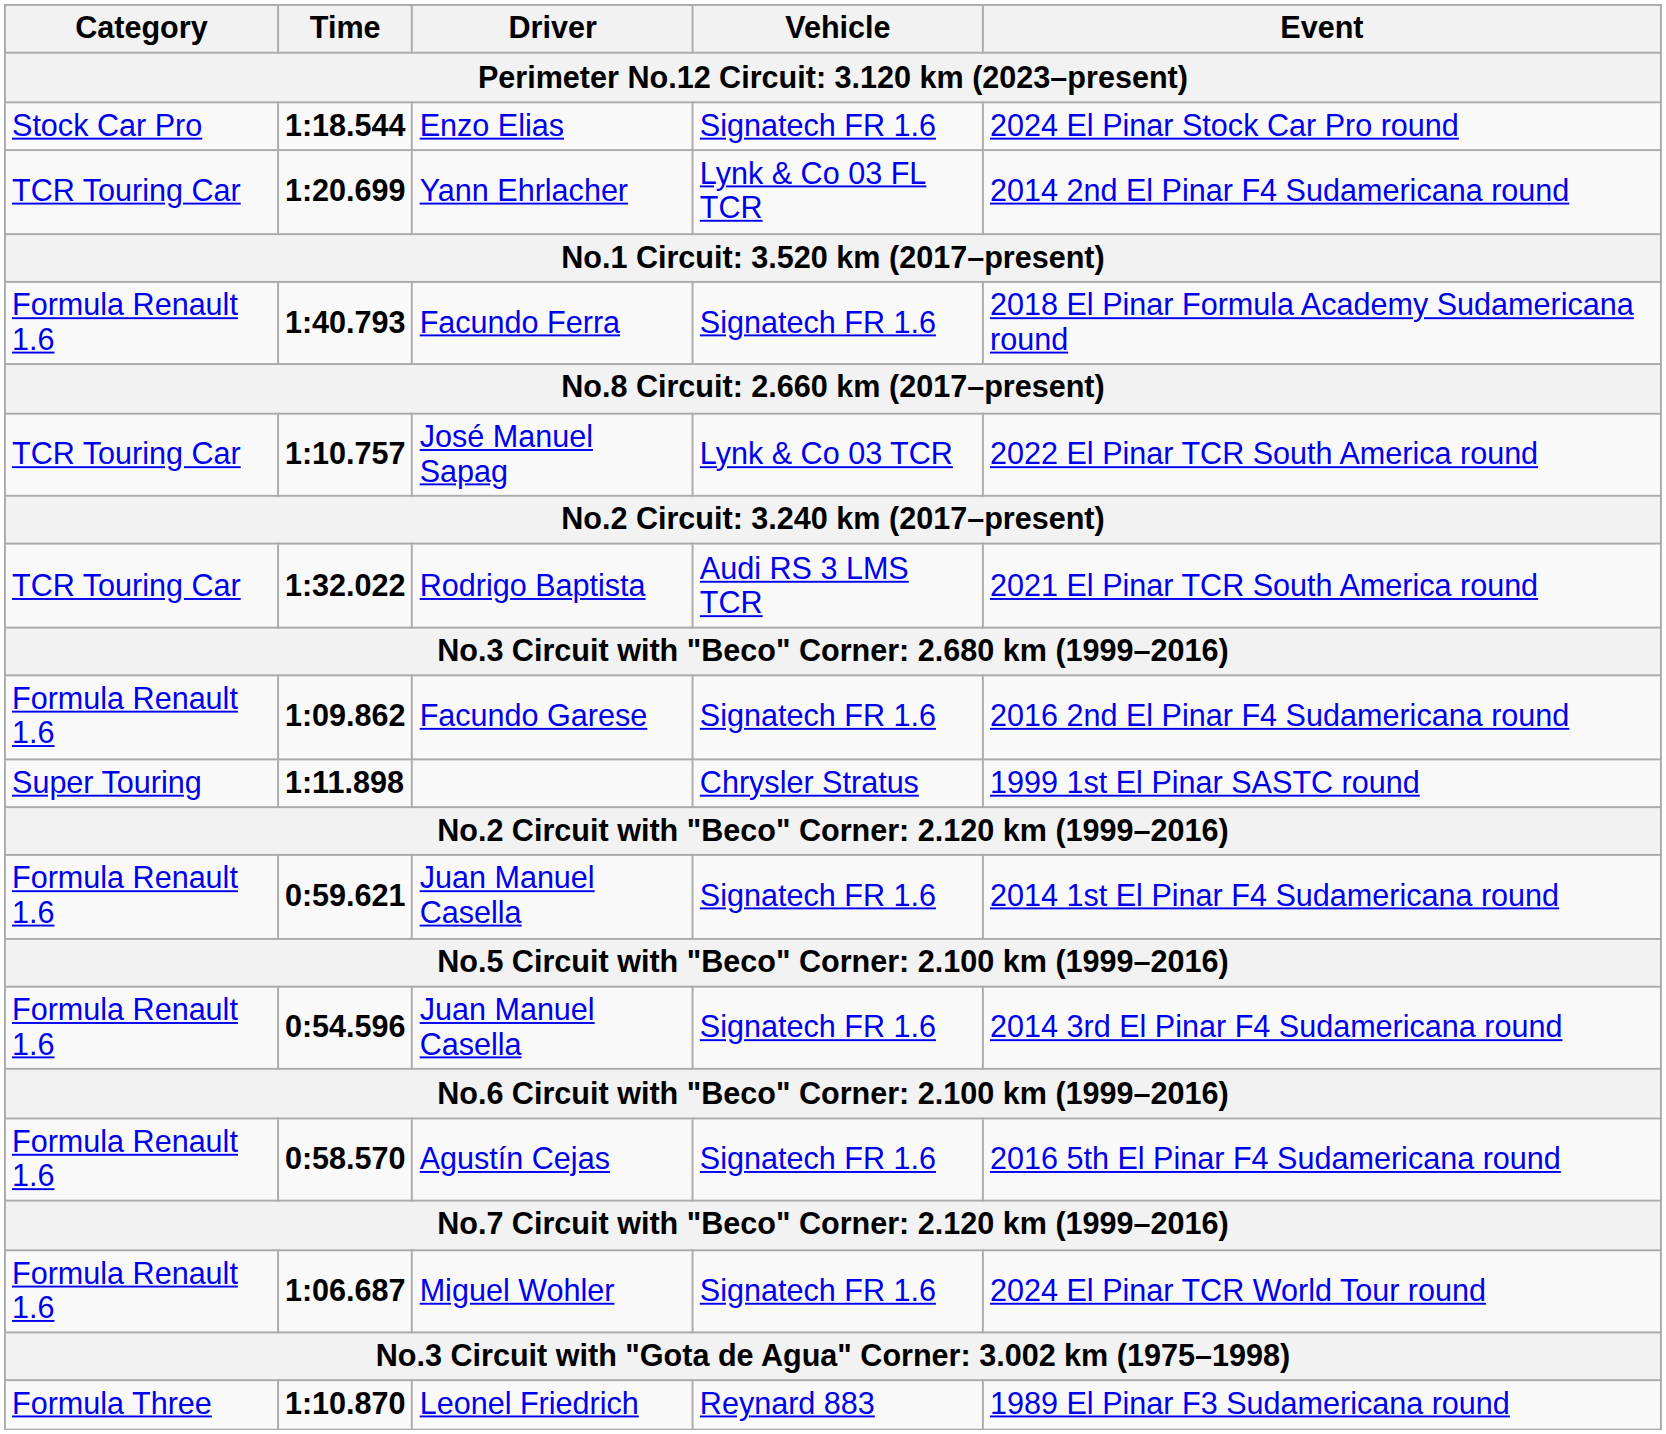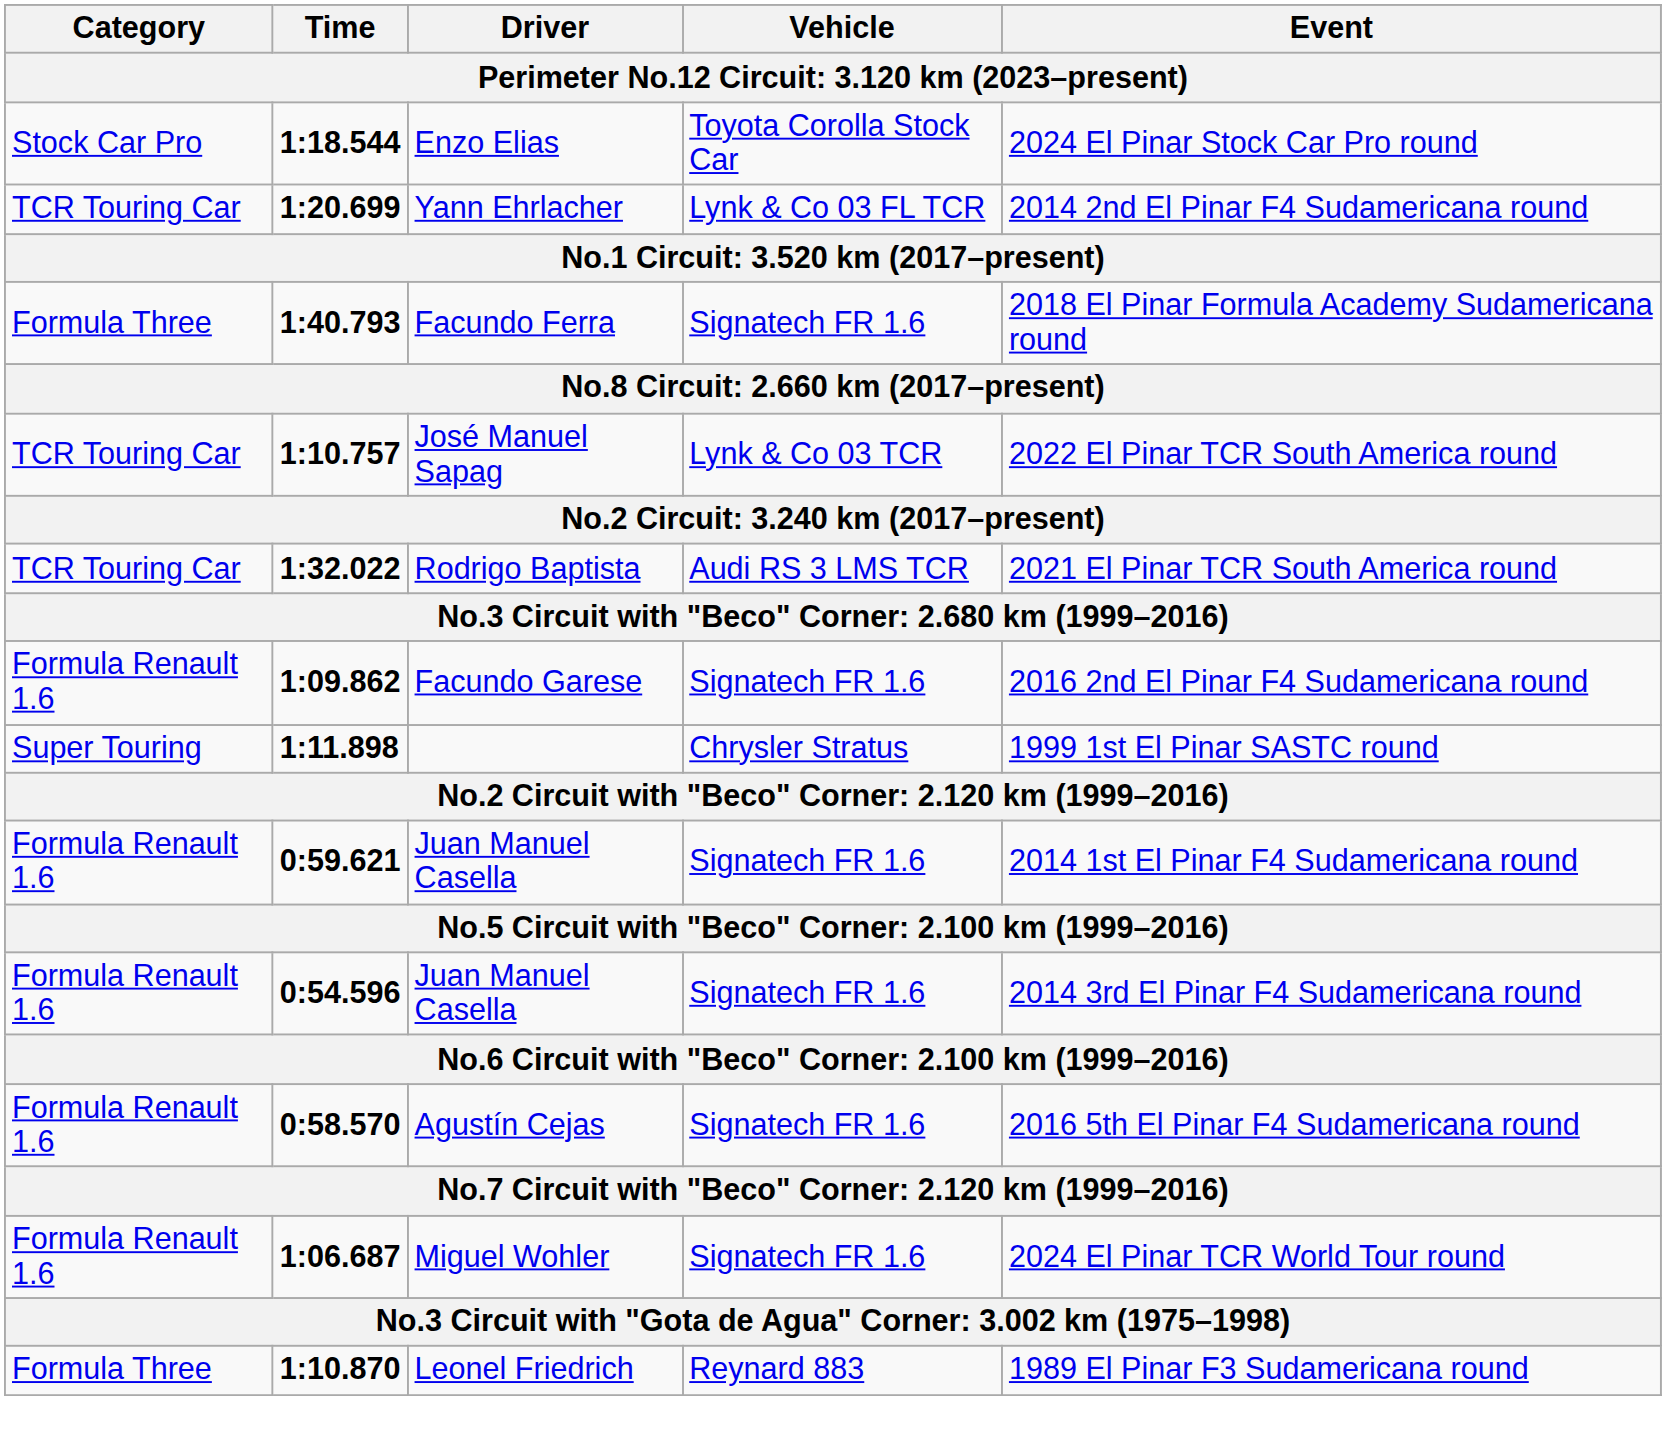(818, 125) Signatech FR 1.6 -> (829, 142) Toyota Corolla Stock Car
(125, 322) Formula Renault 1.6 -> (112, 322) Formula Three
